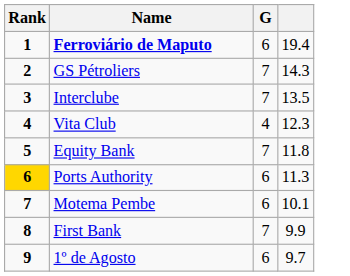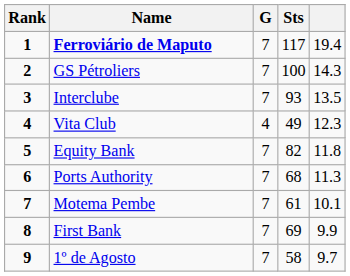+ column: (294, 18)
(265, 44) 6 -> (265, 44) 7
(27, 177) gold background -> (27, 177) no background
(265, 177) 6 -> (265, 177) 7
(265, 204) 6 -> (265, 204) 7
(265, 257) 6 -> (265, 257) 7
